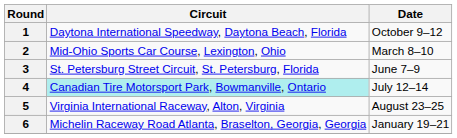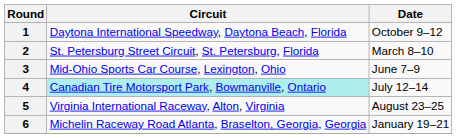(168, 50) Mid-Ohio Sports Car Course, Lexington, Ohio -> (184, 50) St. Petersburg Street Circuit, St. Petersburg, Florida
(184, 69) St. Petersburg Street Circuit, St. Petersburg, Florida -> (168, 69) Mid-Ohio Sports Car Course, Lexington, Ohio
